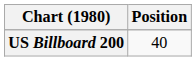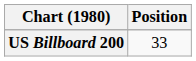(159, 42) 40 -> (159, 42) 33
